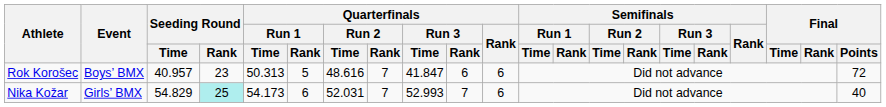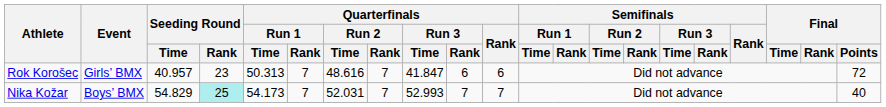(114, 73) Boys’ BMX -> (113, 73) Girls’ BMX
(305, 73) 5 -> (305, 73) 7
(113, 93) Girls’ BMX -> (114, 93) Boys’ BMX
(305, 93) 6 -> (305, 93) 7
(501, 93) 6 -> (501, 93) 7
